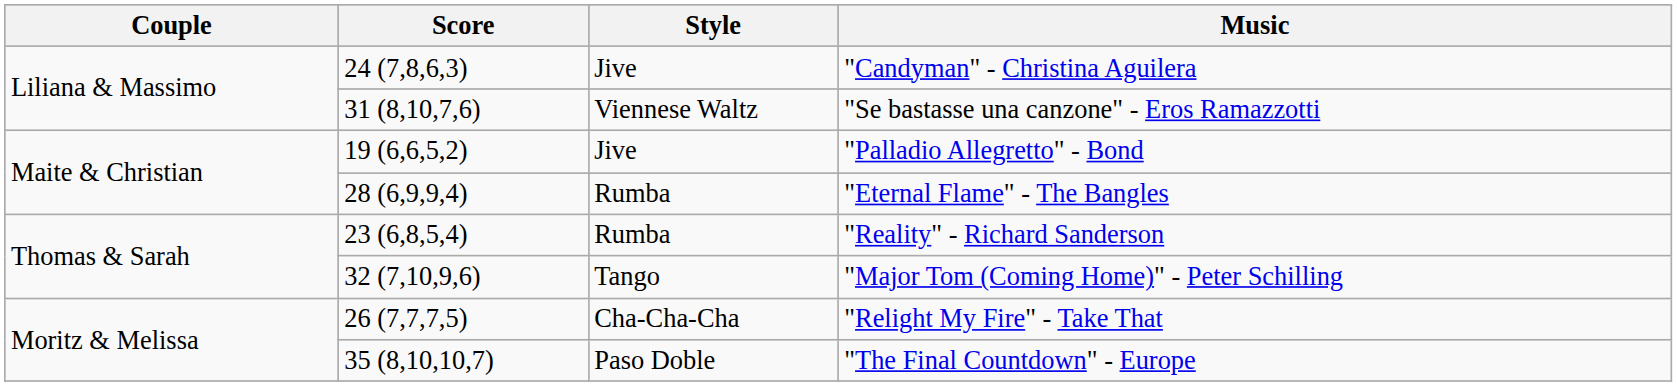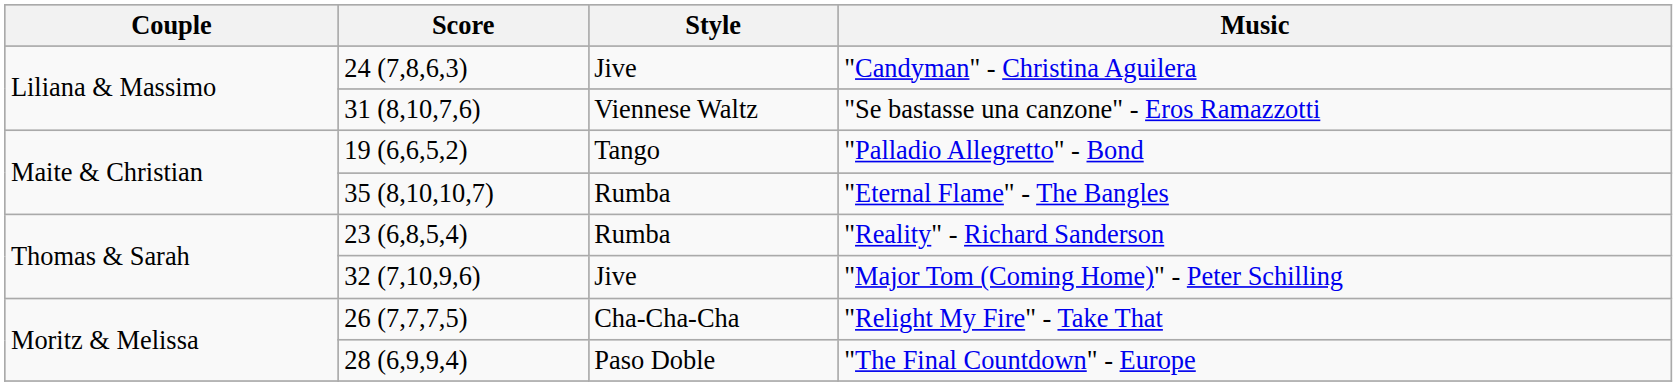(616, 151) Jive -> (627, 151) Tango
(406, 192) 28 (6,9,9,4) -> (419, 192) 35 (8,10,10,7)
(627, 276) Tango -> (616, 276) Jive
(419, 360) 35 (8,10,10,7) -> (406, 360) 28 (6,9,9,4)
